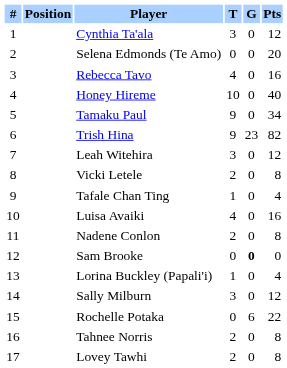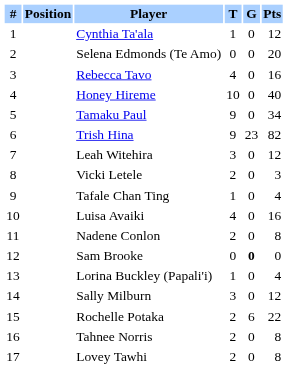(233, 34) 3 -> (233, 34) 1
(278, 175) 8 -> (278, 175) 3
(233, 316) 0 -> (233, 316) 2
